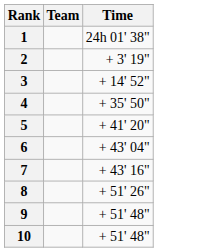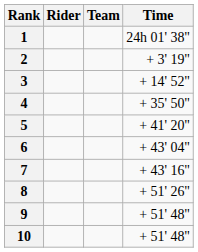+ column: (64, 15)
